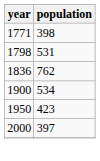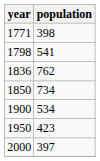(46, 52) 531 -> (46, 52) 541
+ row: (19, 90)
